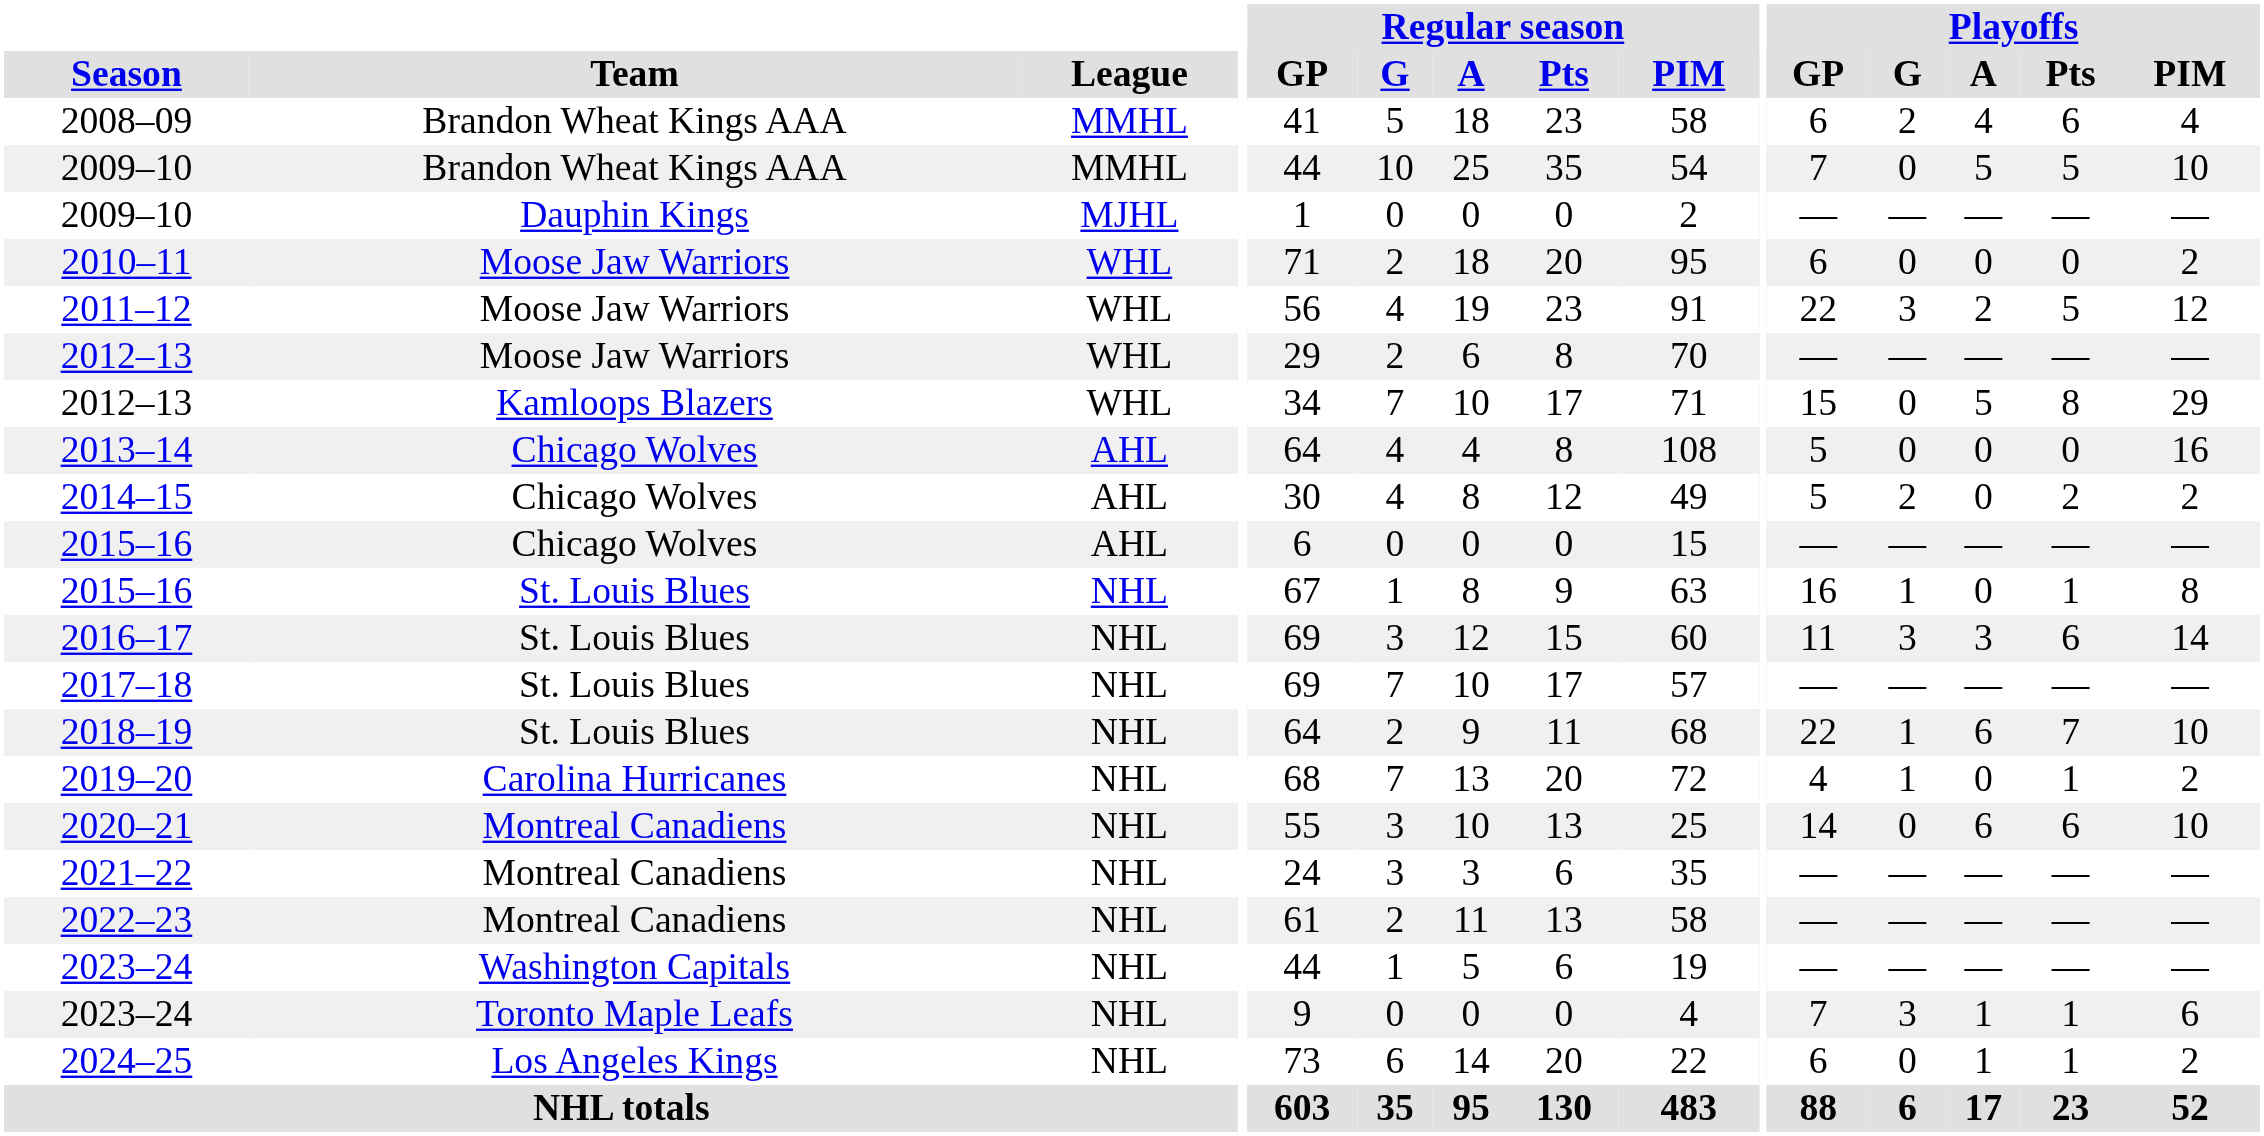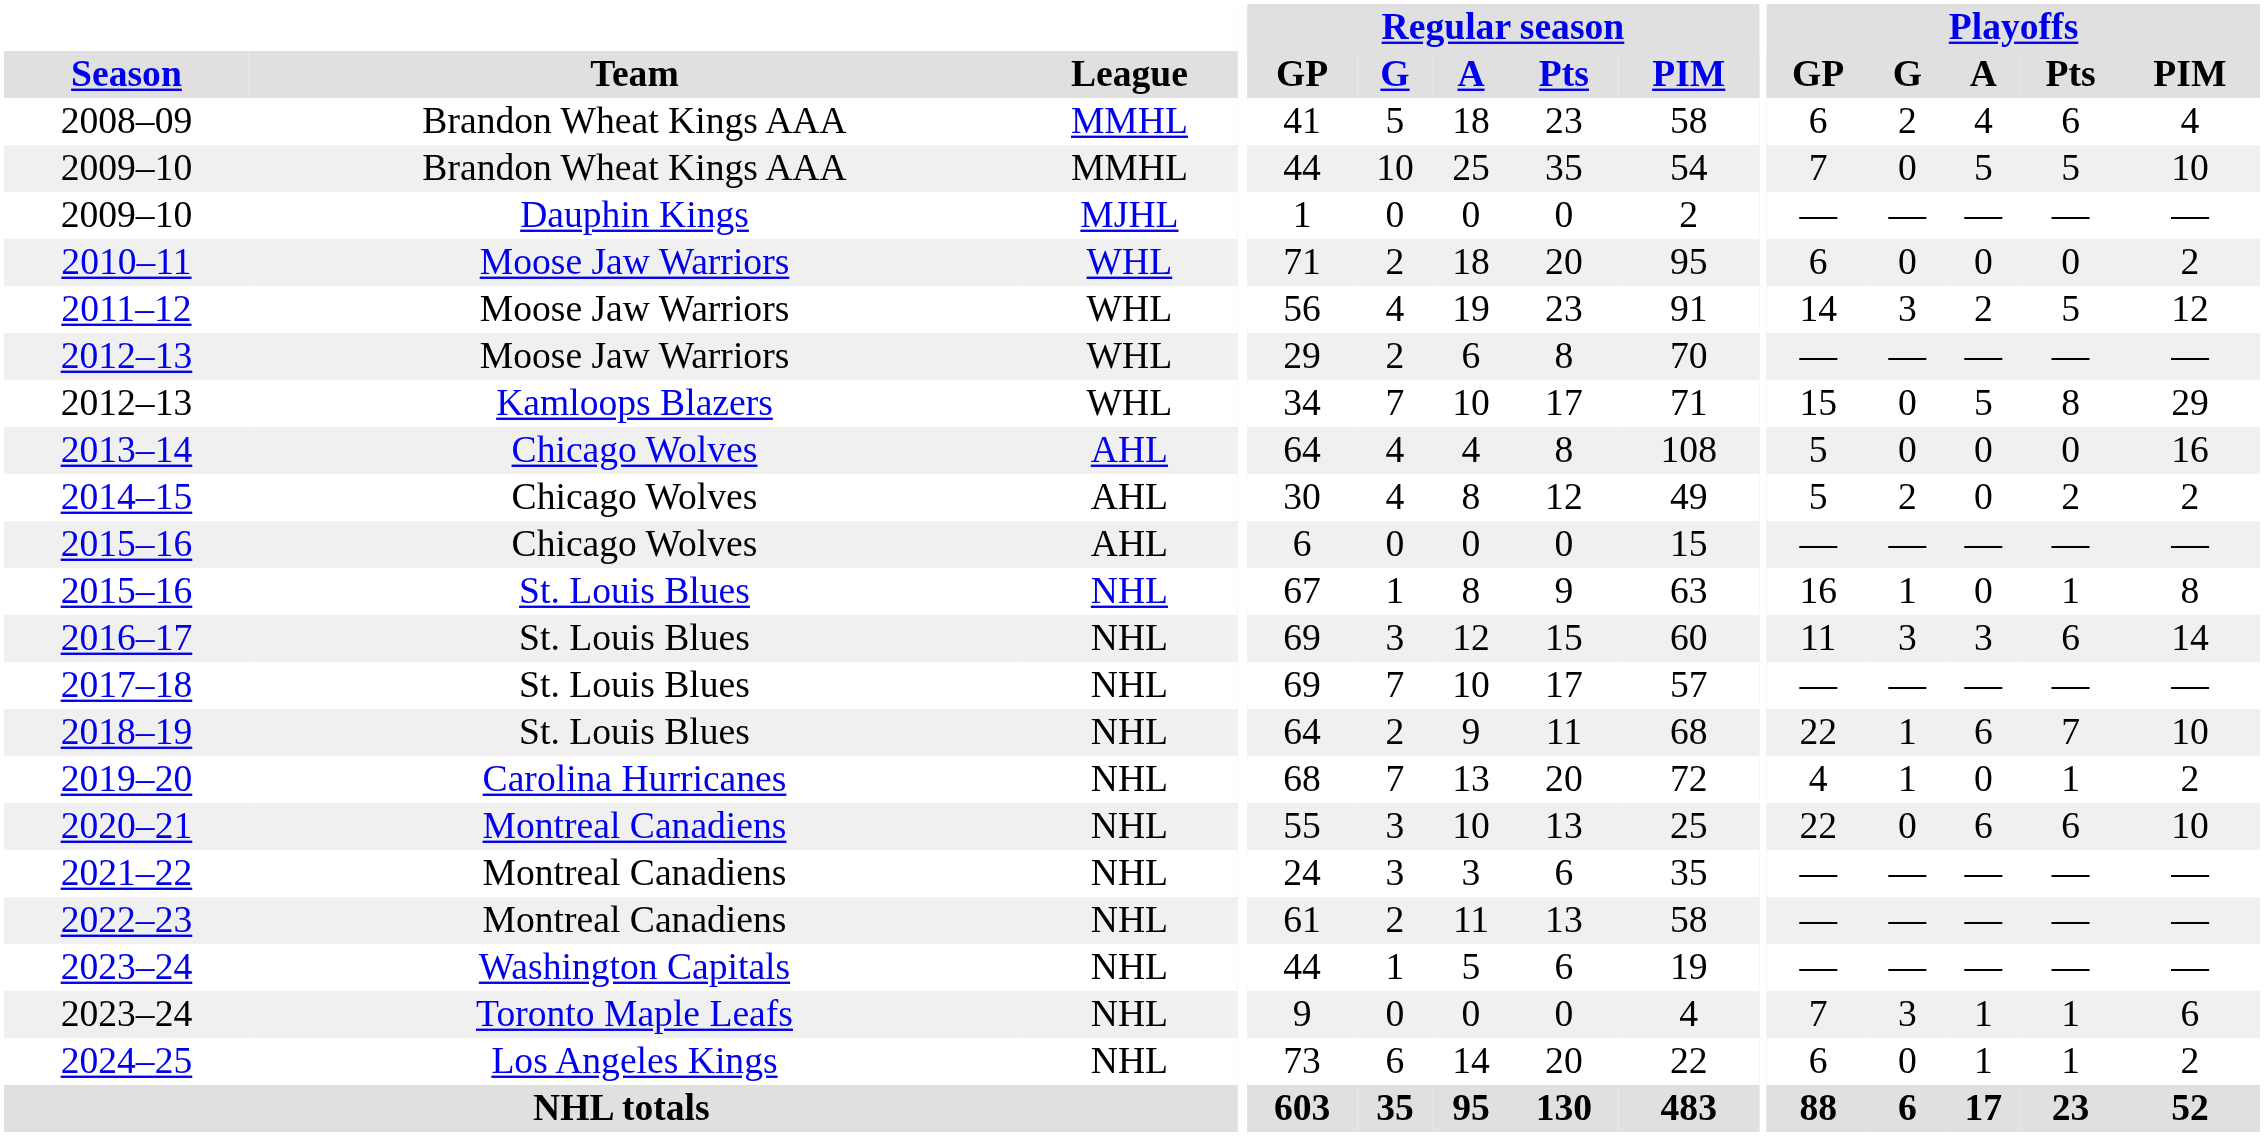(1818, 308) 22 -> (1818, 308) 14
(1818, 825) 14 -> (1818, 825) 22
